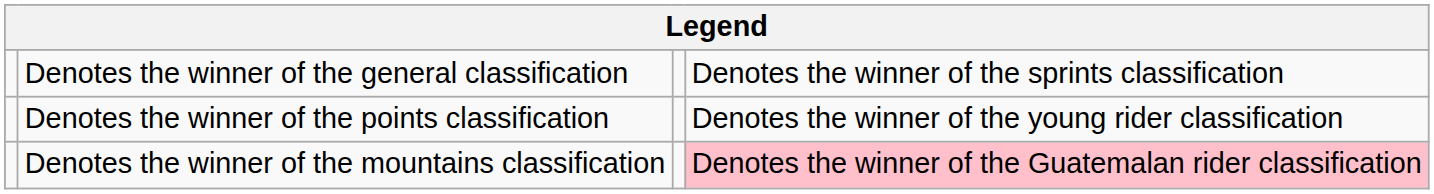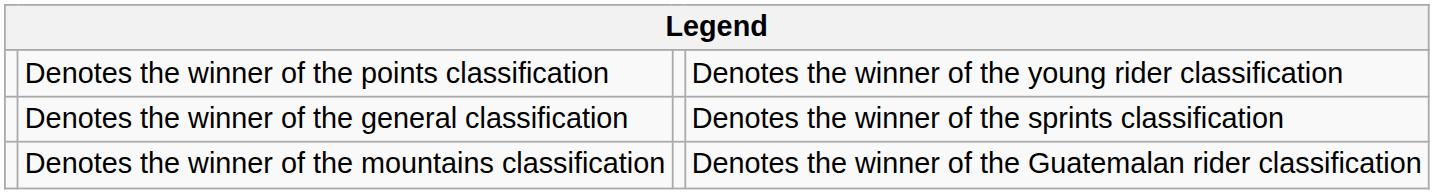rows swapped: (327, 73) <-> (317, 118)
(1057, 164) pink background -> (1057, 164) no background
